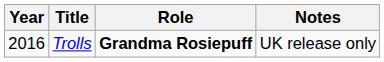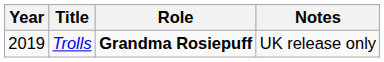(27, 43) 2016 -> (27, 43) 2019
